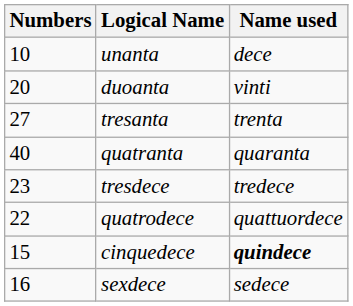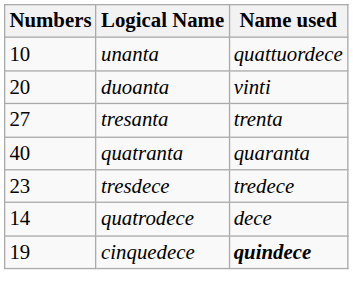(253, 53) dece -> (288, 53) quattuordece
(20, 218) 22 -> (20, 218) 14
(288, 218) quattuordece -> (253, 218) dece
(20, 251) 15 -> (20, 251) 19
- row: (133, 284)
